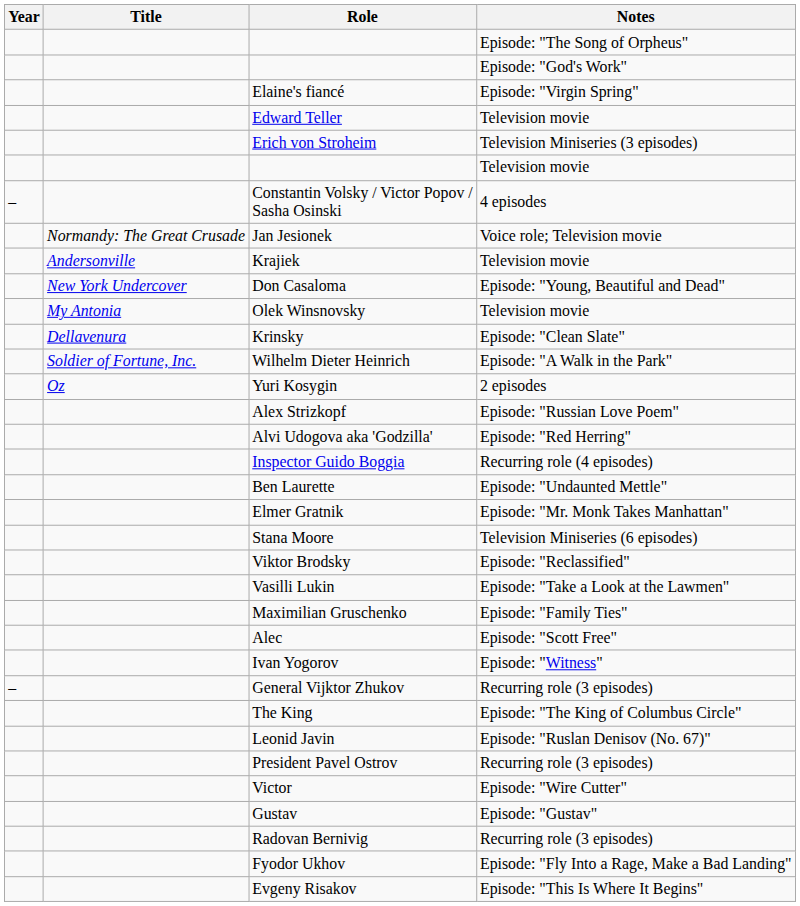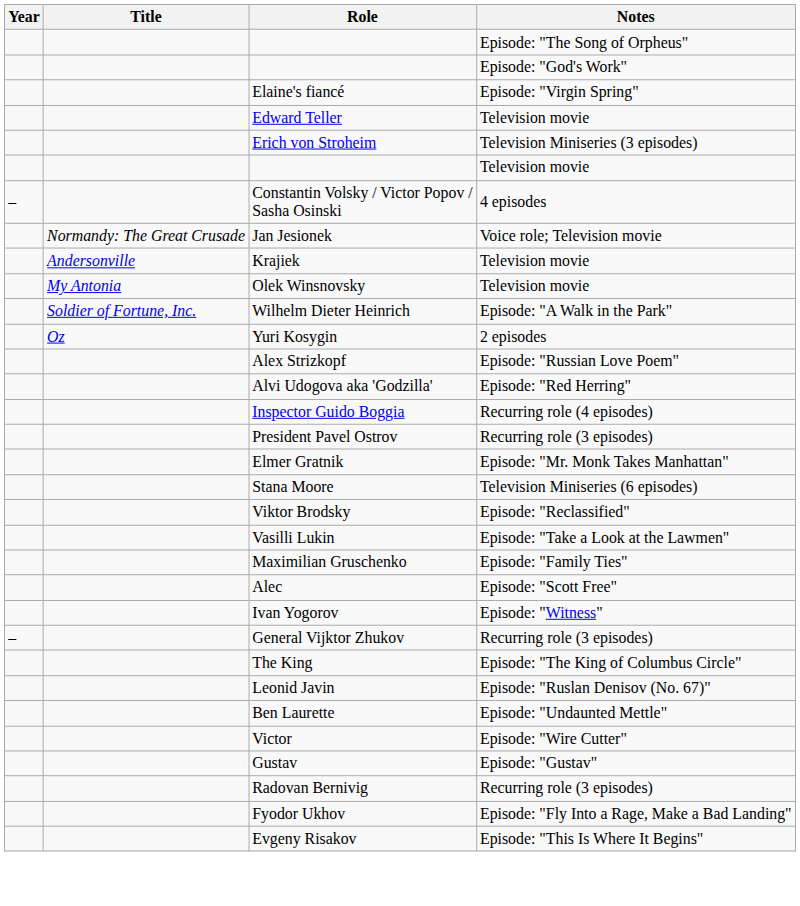- row: (299, 286)
- row: (278, 336)
rows swapped: (293, 487) <-> (325, 763)
